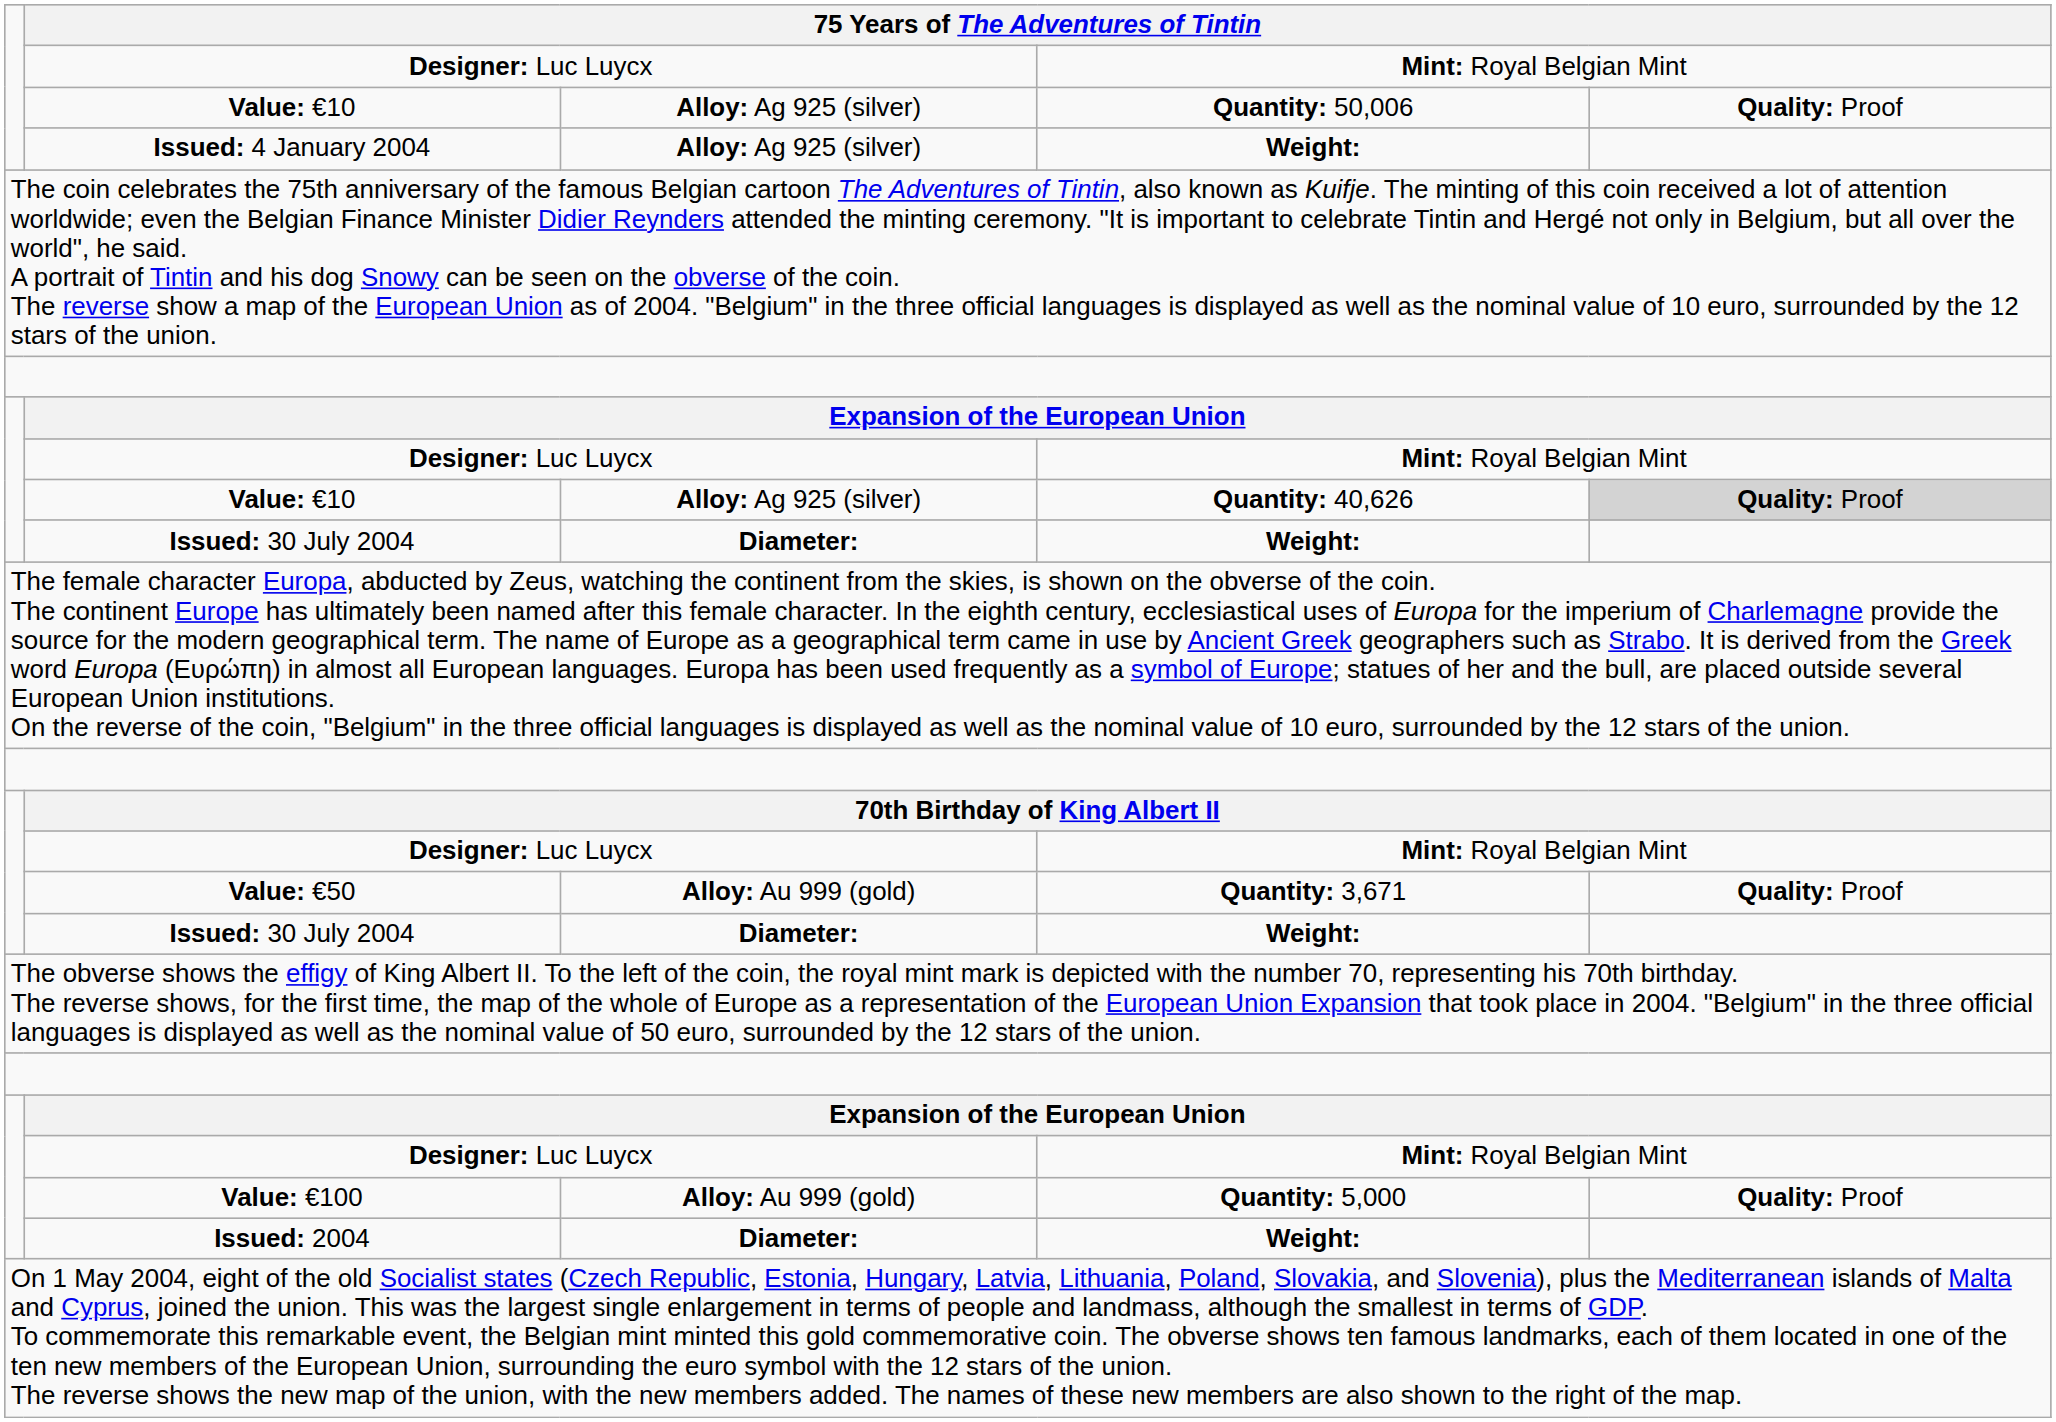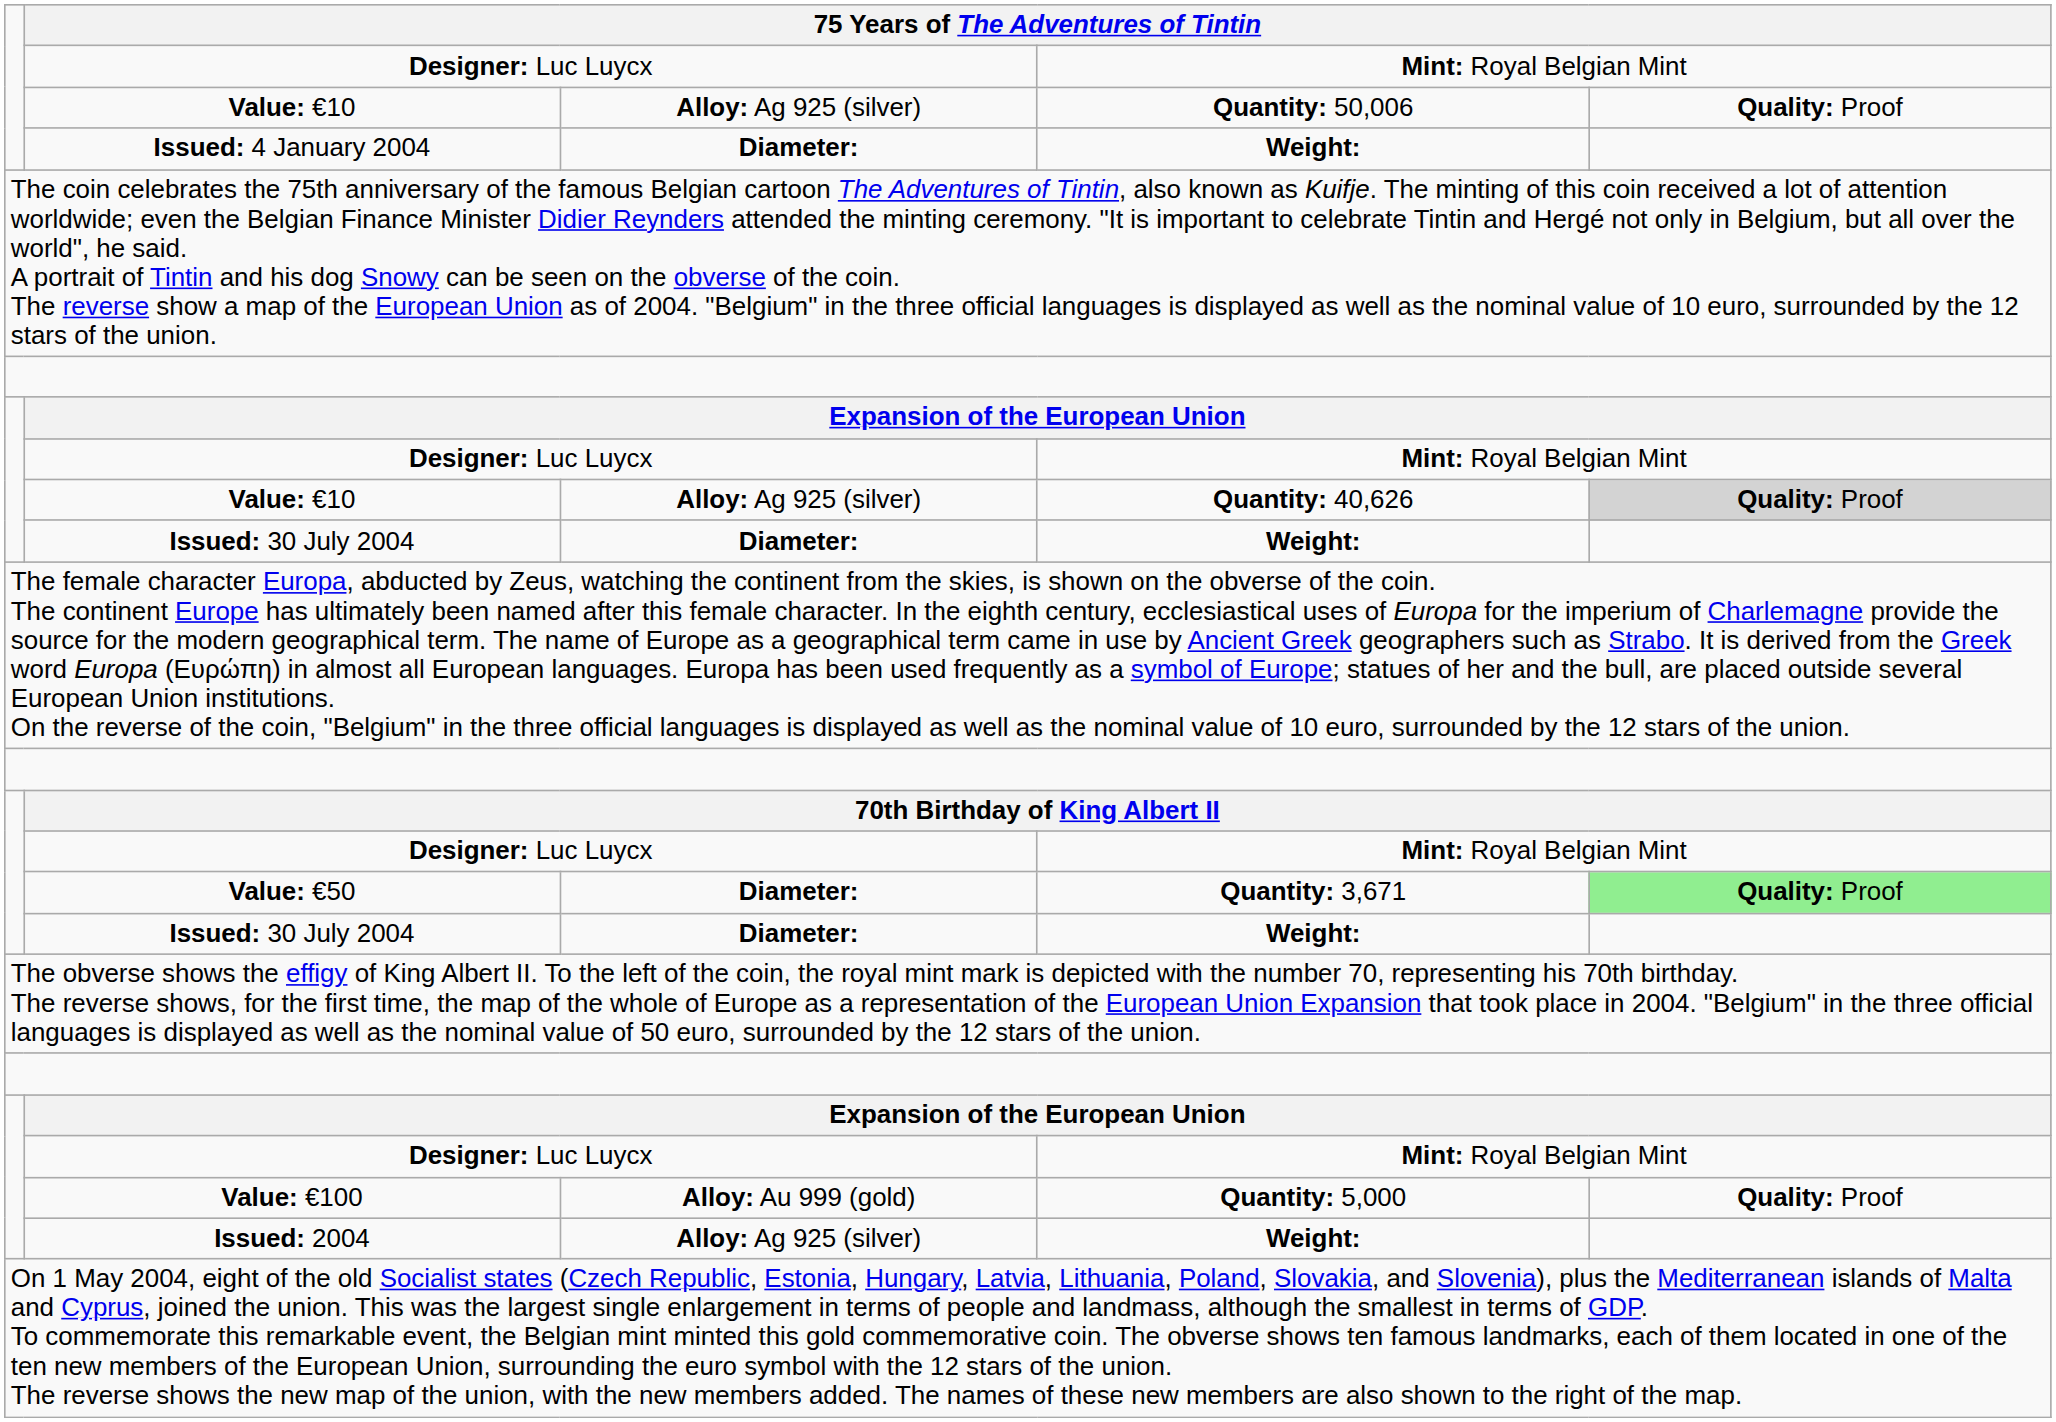(799, 148) Alloy: Ag 925 (silver) -> (799, 148) Diameter:
(799, 892) Alloy: Au 999 (gold) -> (799, 892) Diameter:
(1820, 892) no background -> (1820, 892) lightgreen background
(799, 1238) Diameter: -> (799, 1238) Alloy: Ag 925 (silver)
